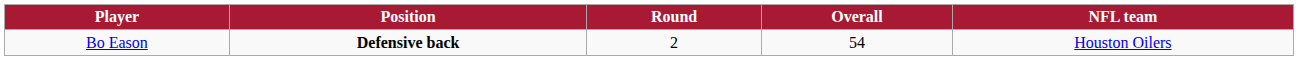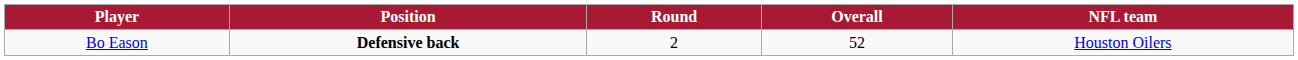(857, 42) 54 -> (857, 42) 52
